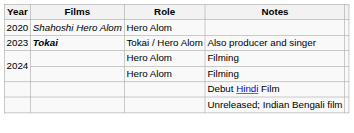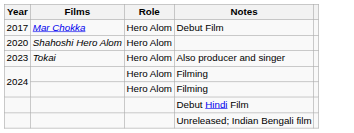+ row: (17, 27)
(45, 43) bold -> (44, 58) normal
(165, 43) Tokai / Hero Alom -> (149, 58) Hero Alom
